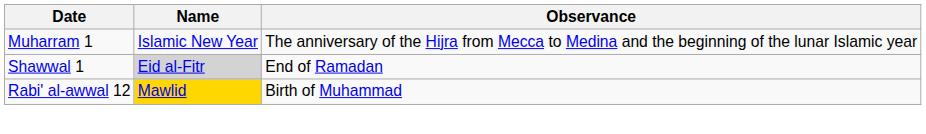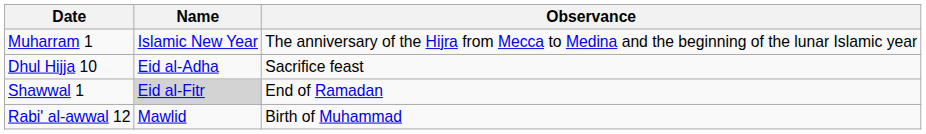+ row: (53, 66)
(162, 91) gold background -> (162, 116) no background
